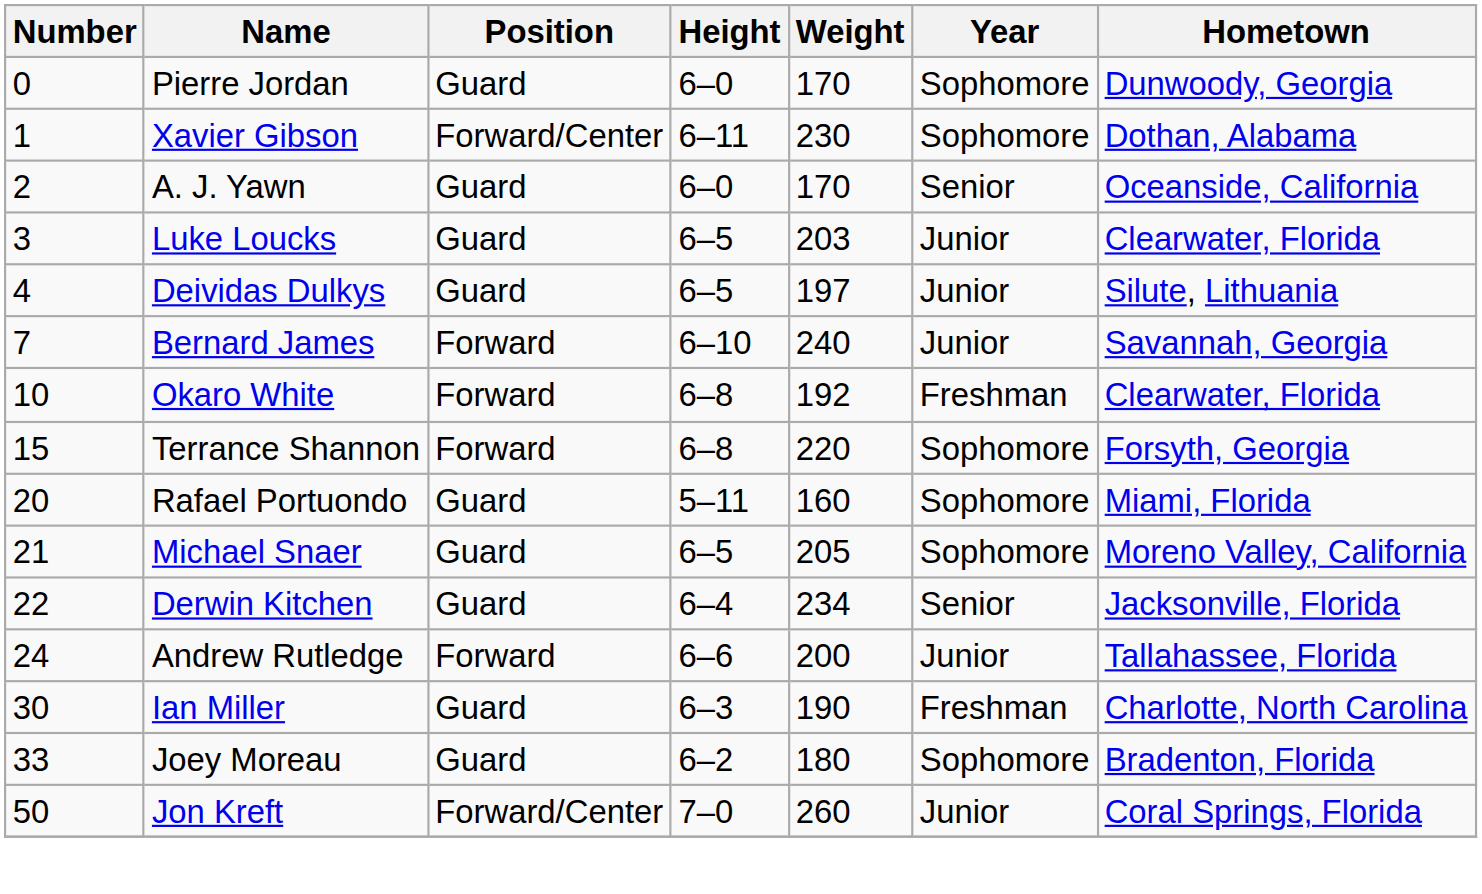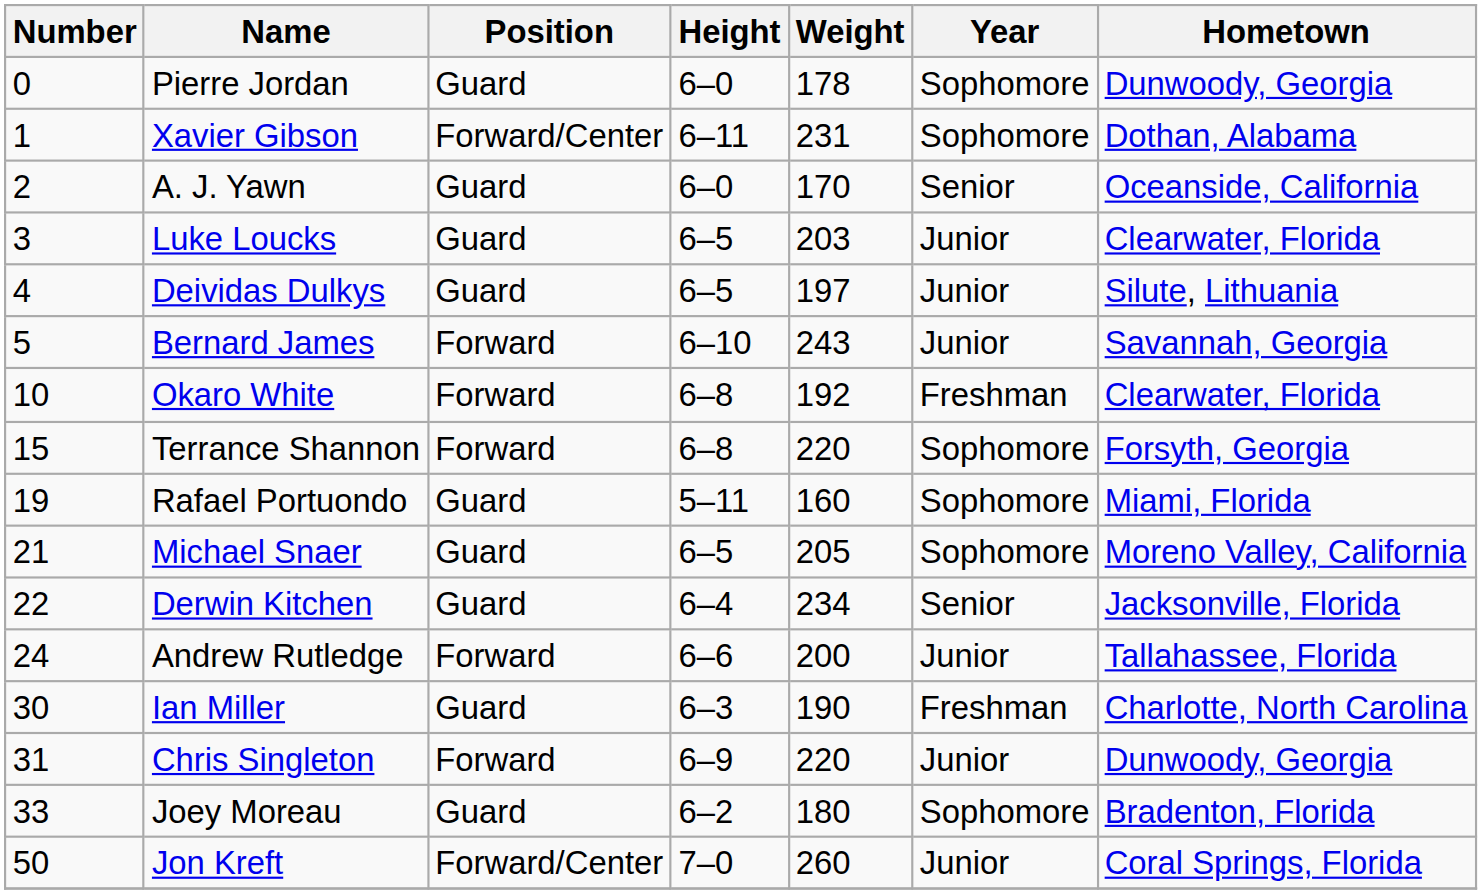(823, 83) 170 -> (823, 83) 178
(823, 135) 230 -> (823, 135) 231
(22, 343) 7 -> (22, 343) 5
(823, 343) 240 -> (823, 343) 243
(31, 499) 20 -> (31, 499) 19
+ row: (263, 759)
